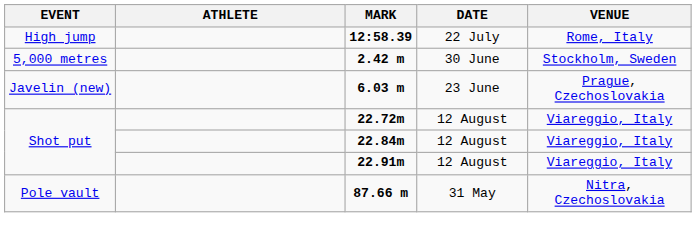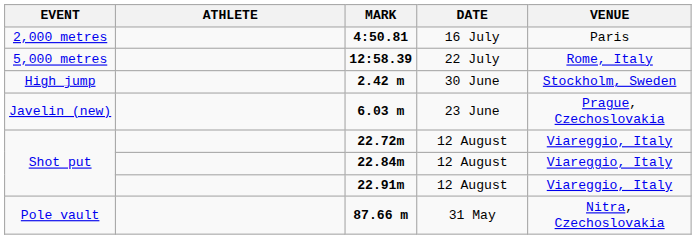+ row: (381, 37)
(60, 37) High jump -> (60, 59) 5,000 metres
(60, 59) 5,000 metres -> (60, 81) High jump
